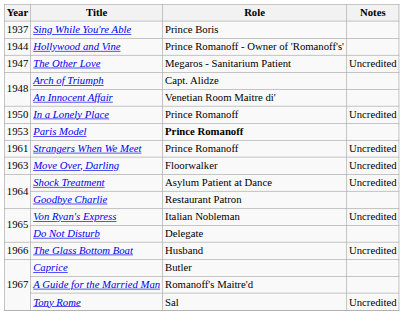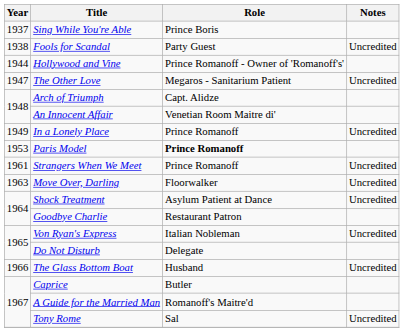+ row: (72, 47)
(18, 115) 1950 -> (18, 132) 1949
